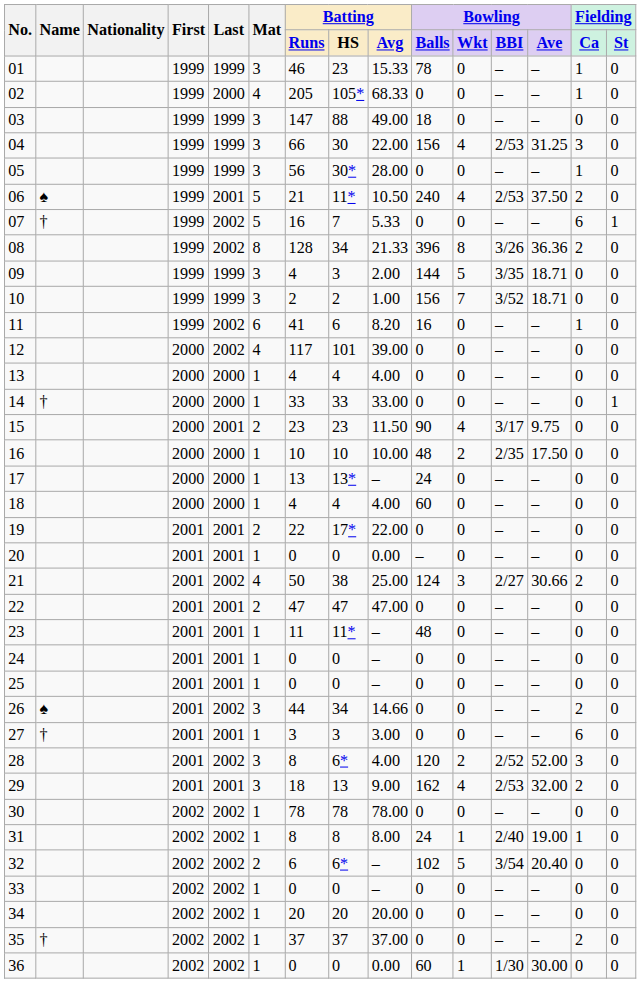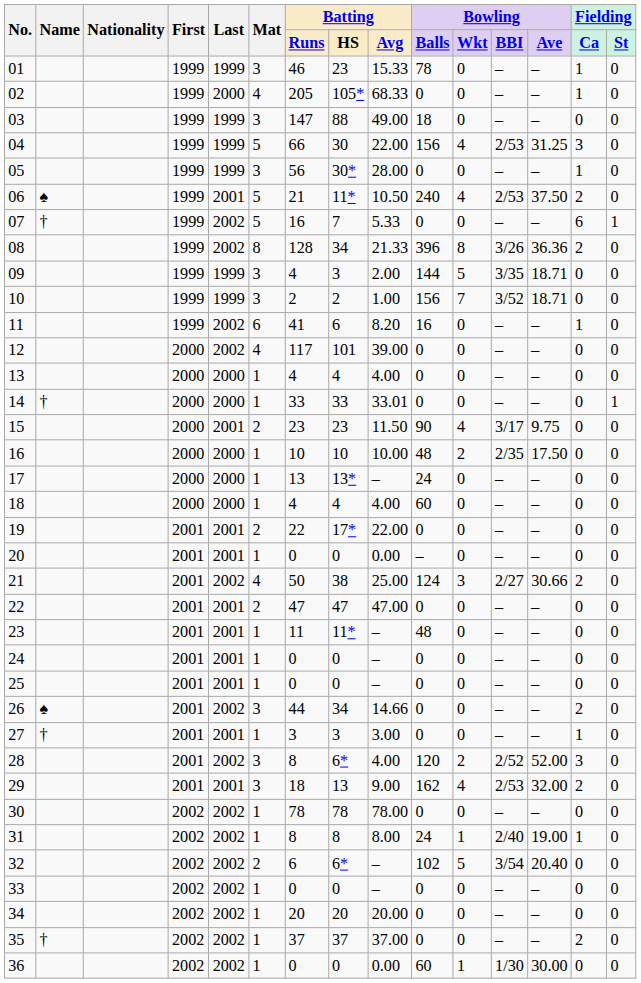(256, 145) 3 -> (256, 145) 5
(390, 401) 33.00 -> (390, 401) 33.01
(579, 734) 6 -> (579, 734) 1
